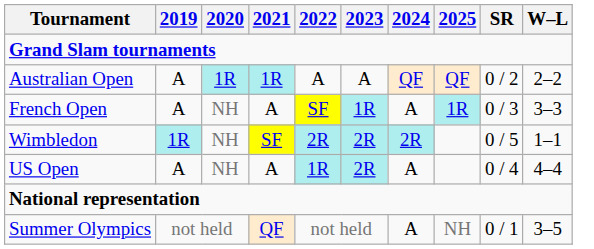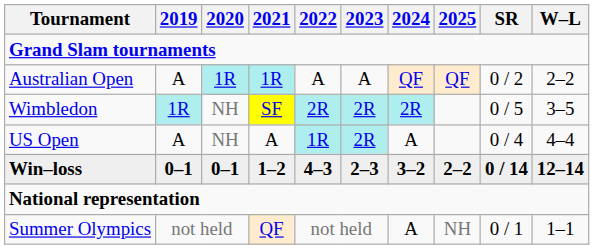- row: (58, 109)
(548, 139) 1–1 -> (560, 109) 3–5
+ row: (45, 169)
(548, 229) 3–5 -> (560, 229) 1–1
